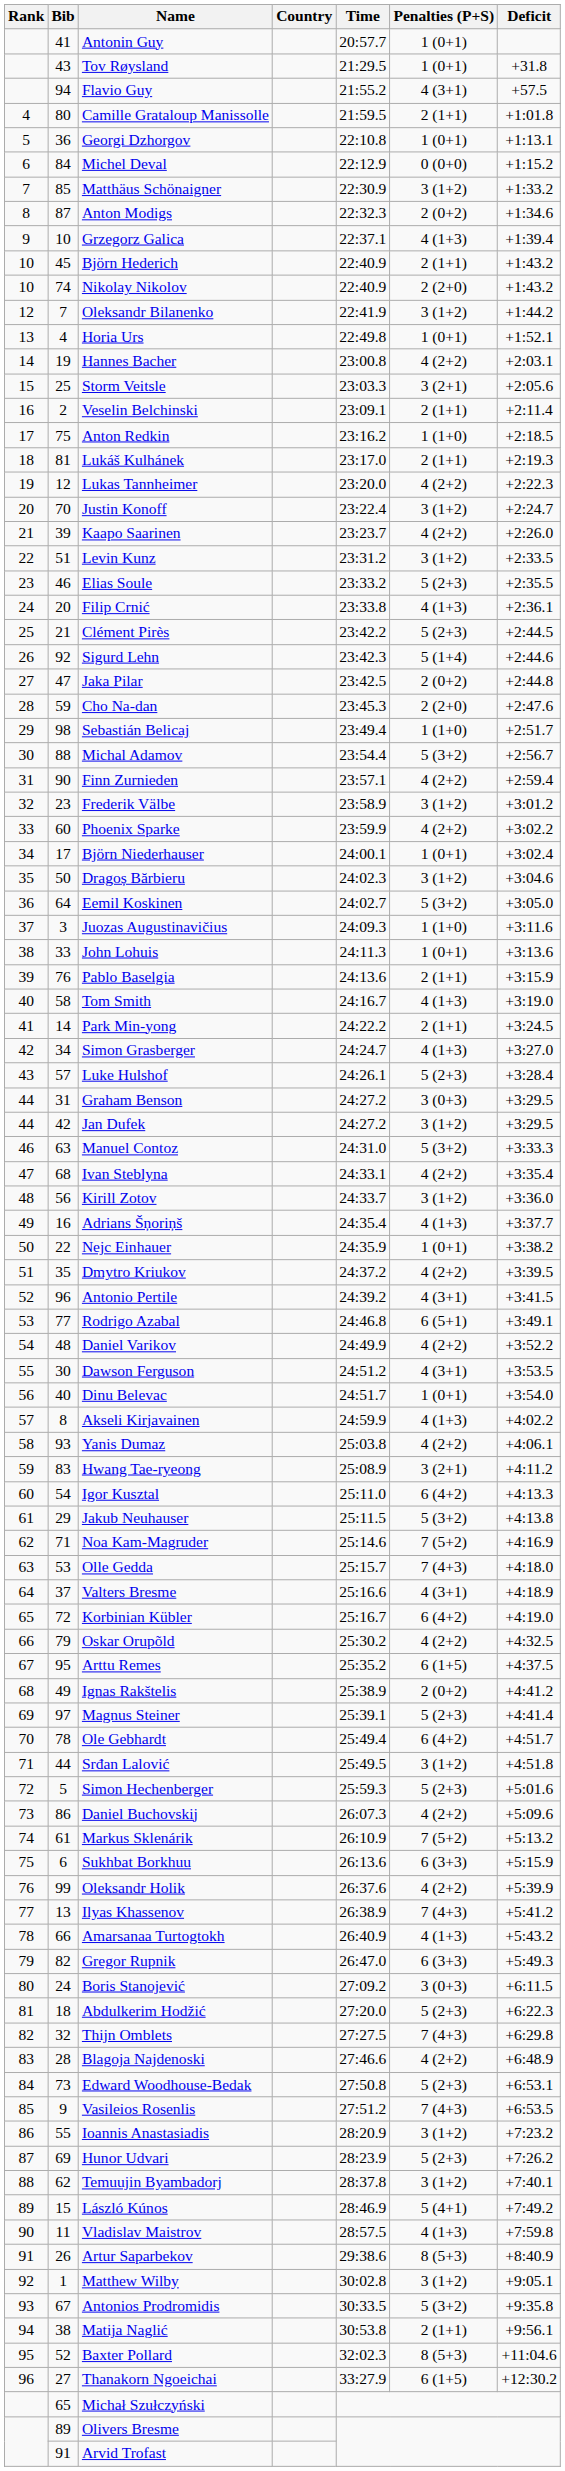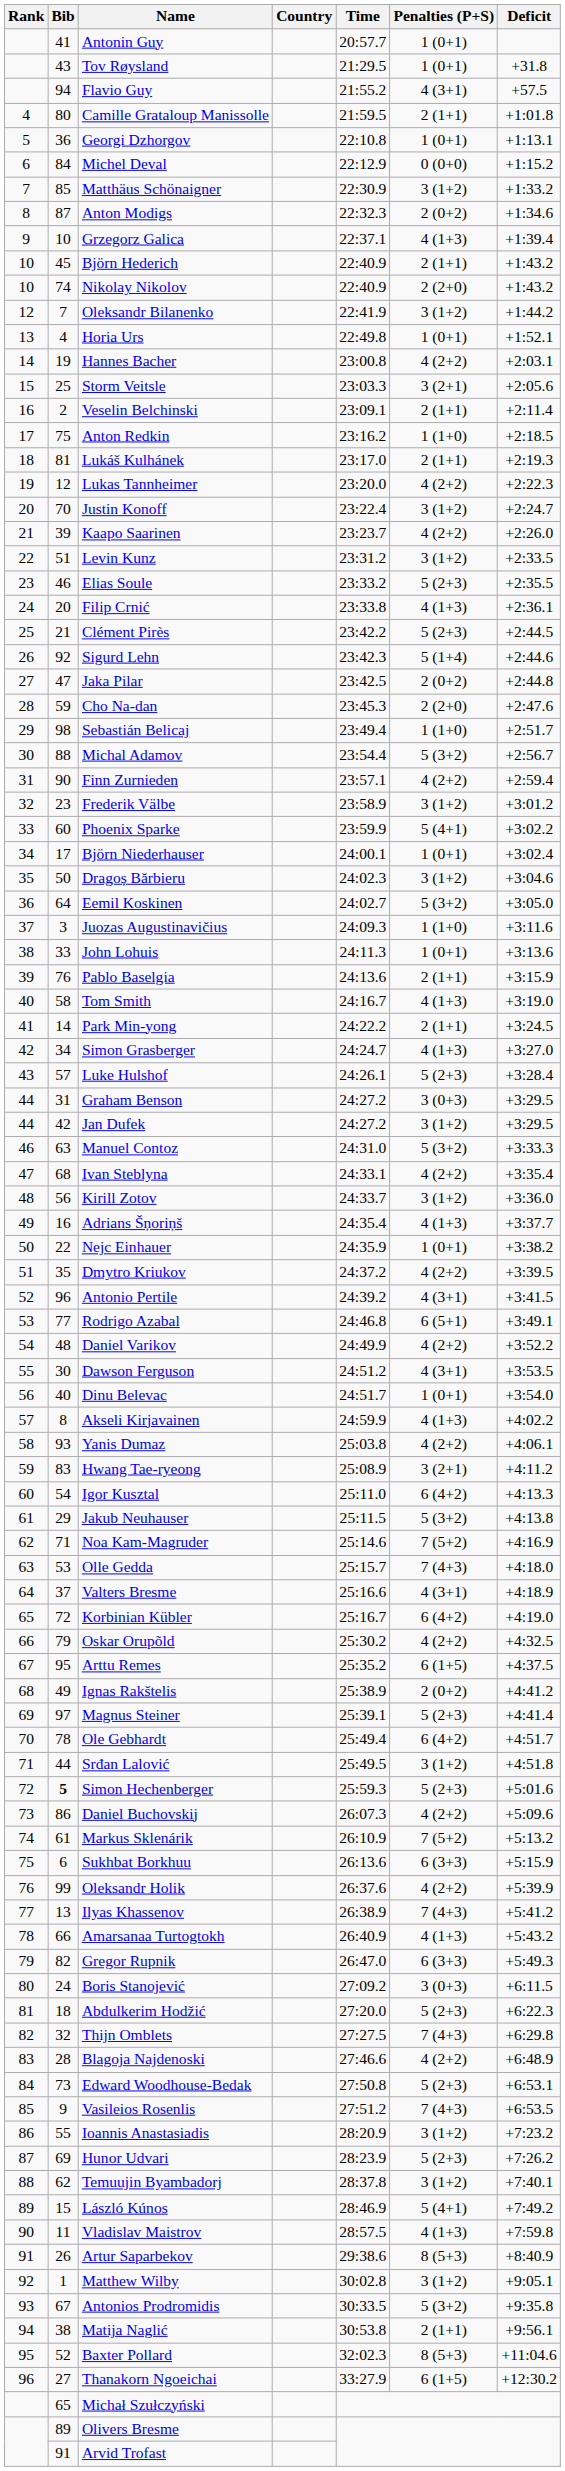(444, 829) 4 (2+2) -> (444, 829) 5 (4+1)
(63, 1788) normal -> (63, 1788) bold
